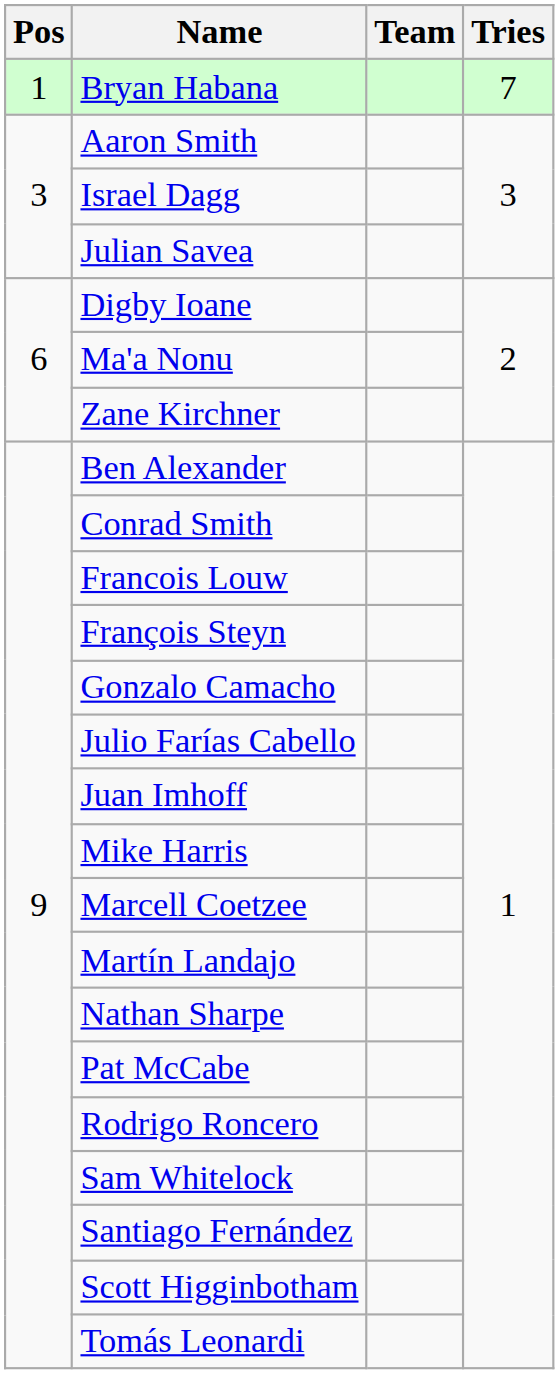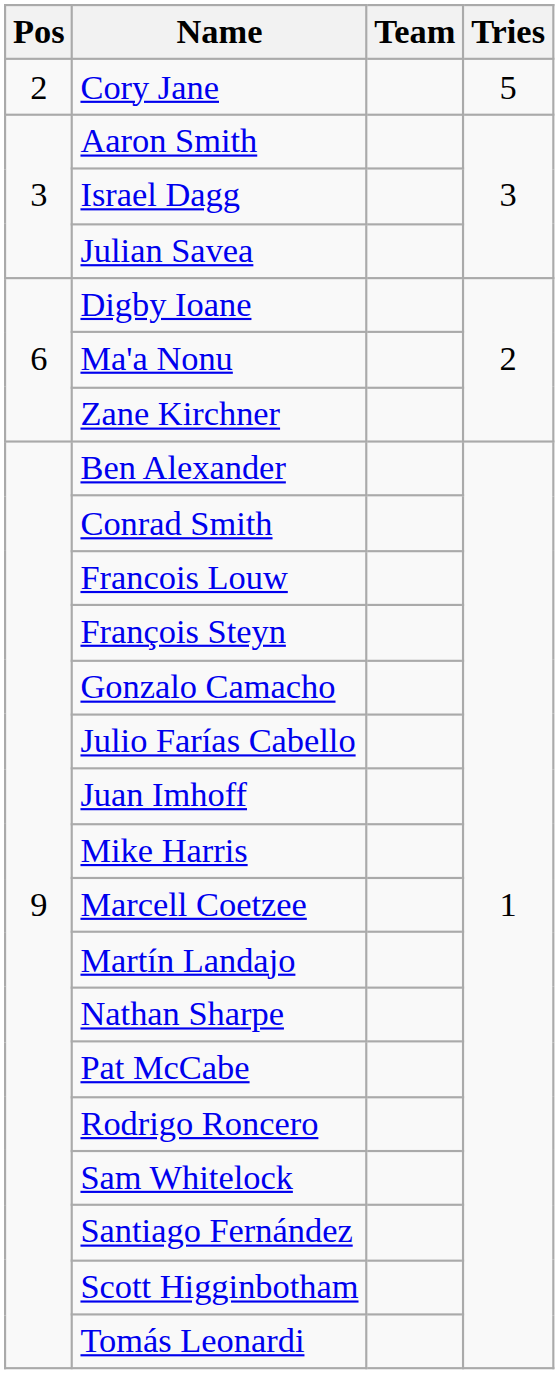- row: (179, 86)
+ row: (150, 86)
